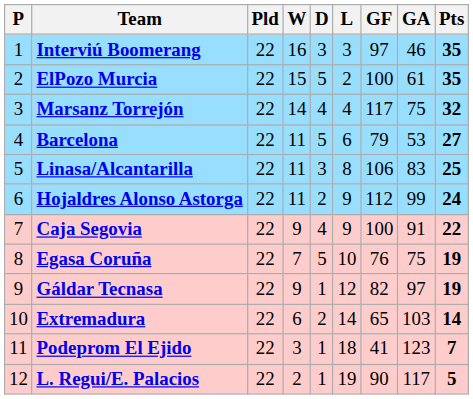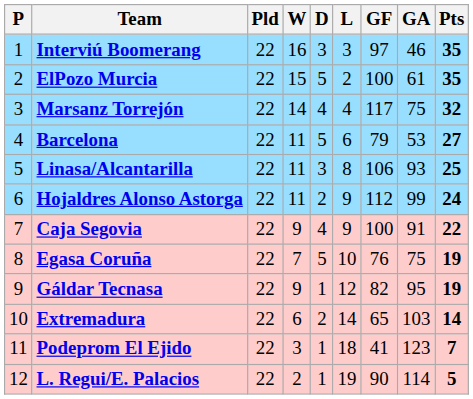(416, 169) 83 -> (416, 169) 93
(416, 288) 97 -> (416, 288) 95
(416, 378) 117 -> (416, 378) 114
